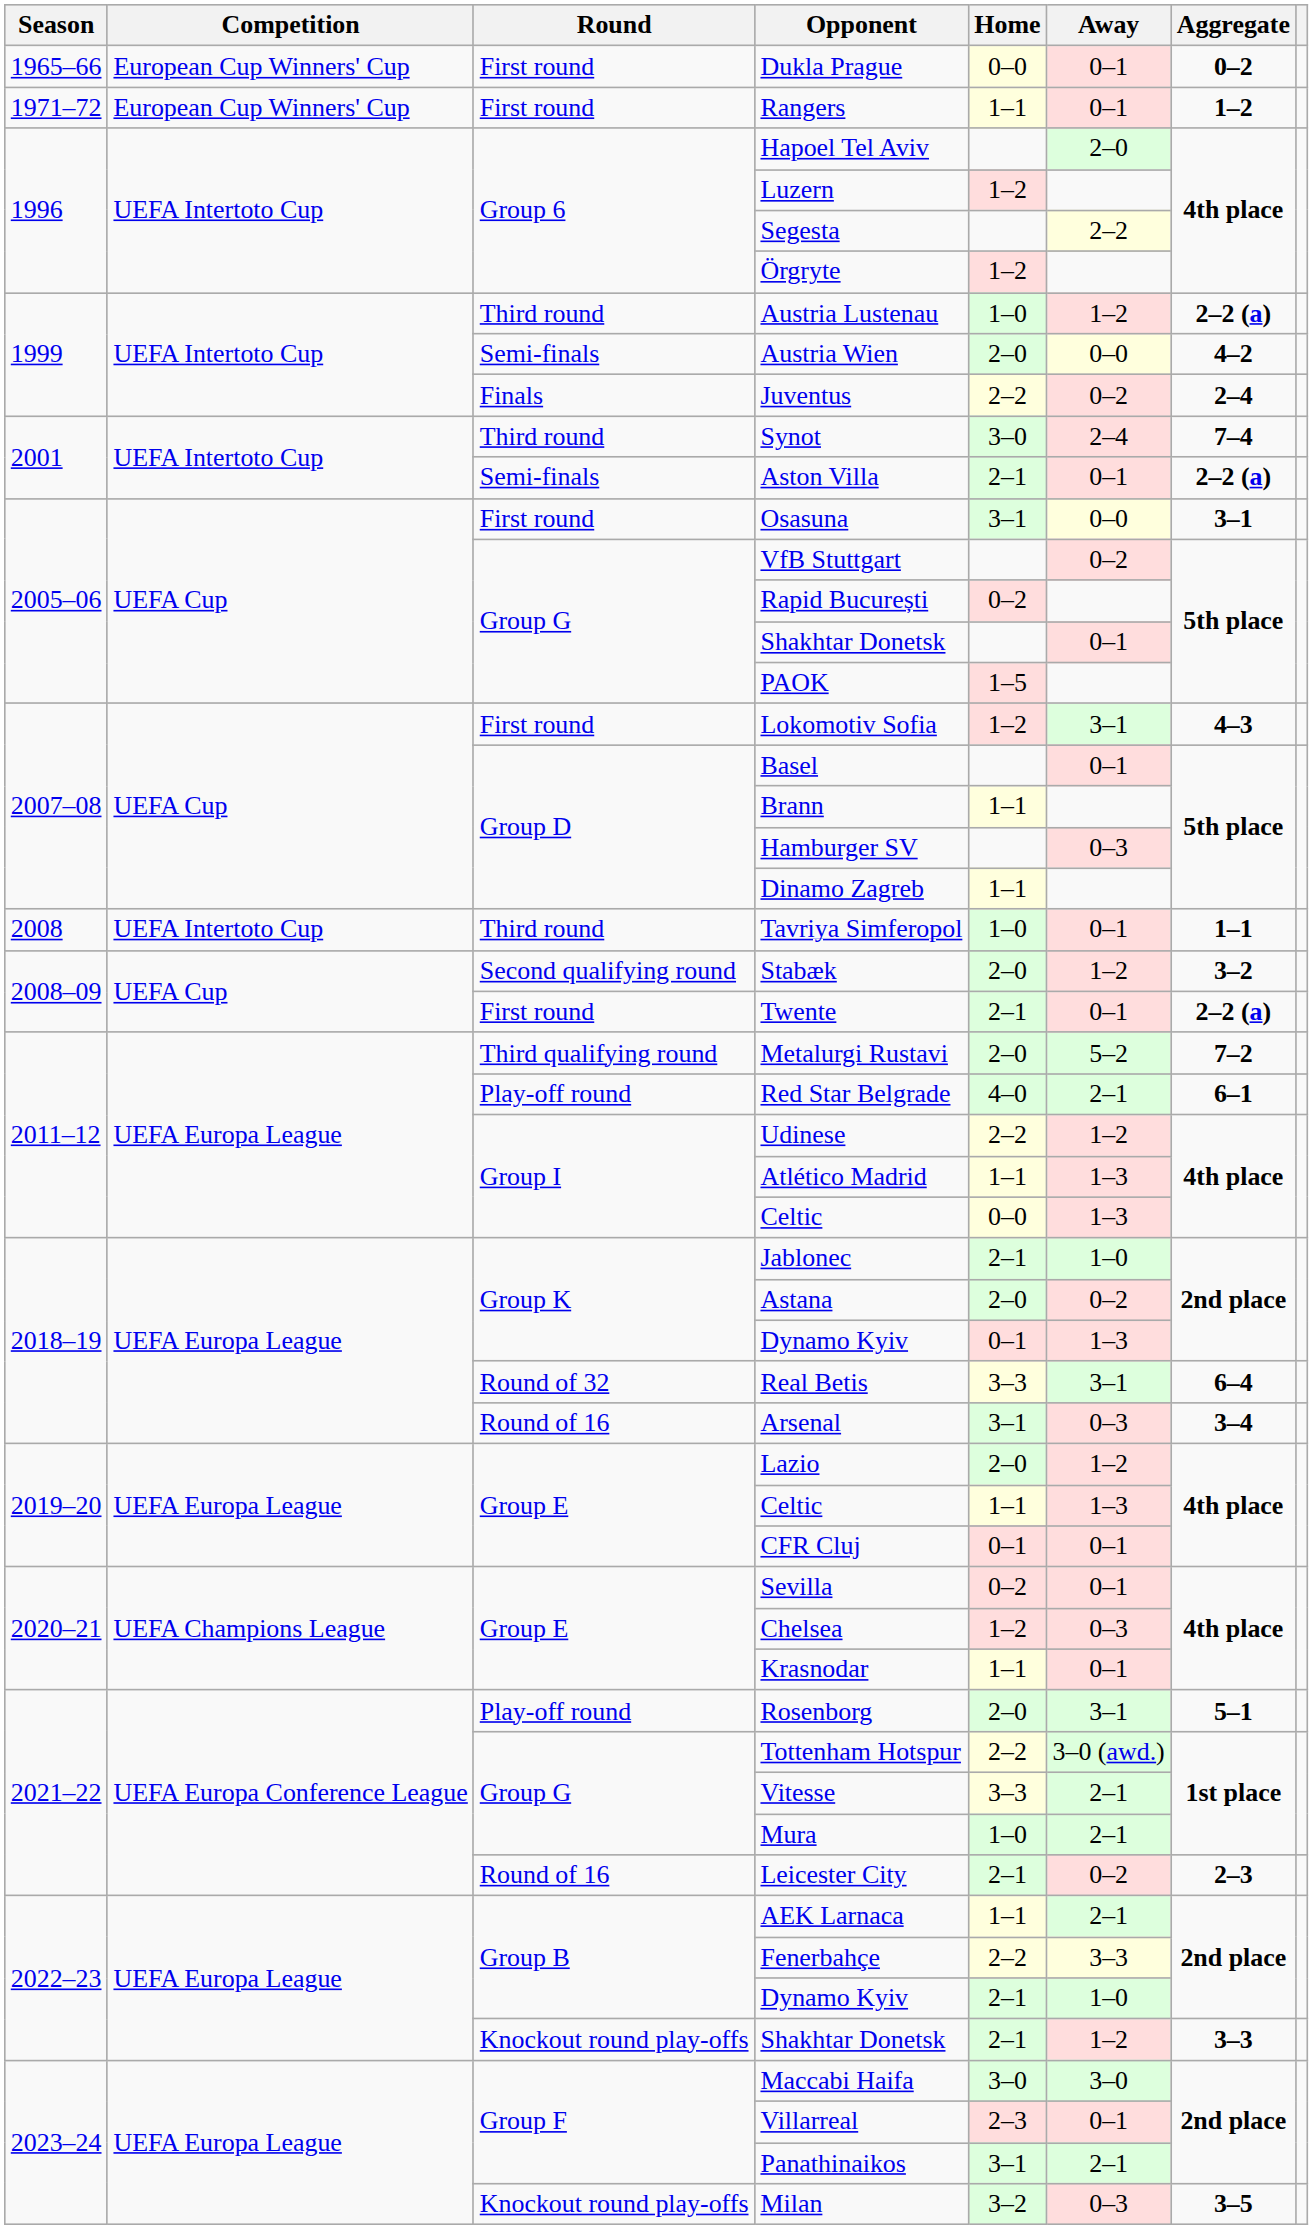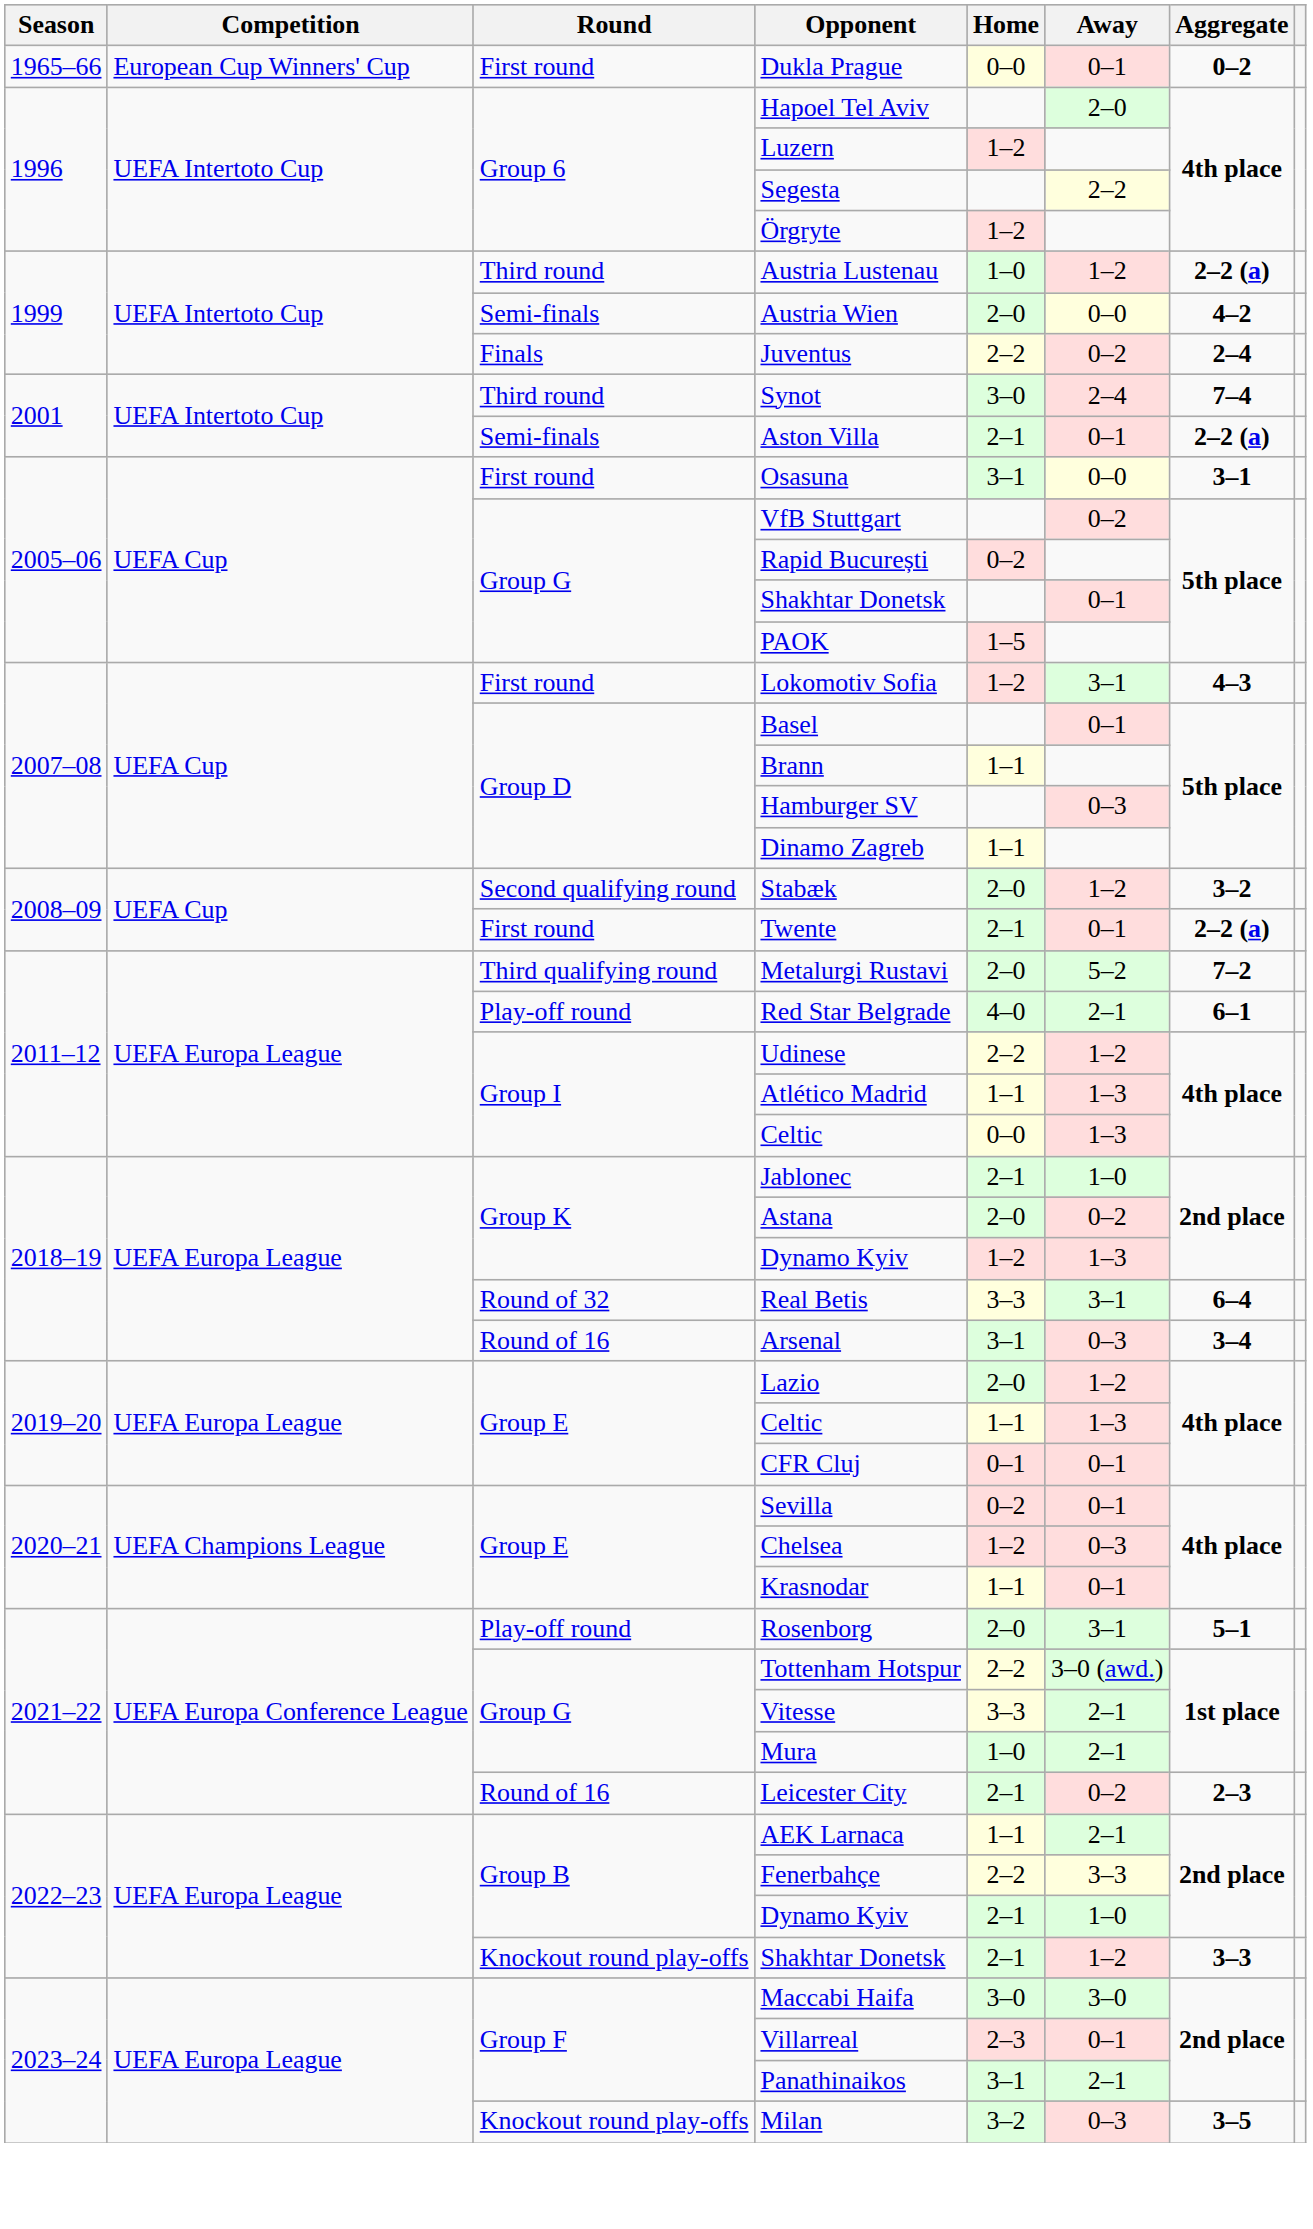- row: (537, 107)
- row: (542, 929)
(1007, 1340) 0–1 -> (1006, 1258) 1–2
